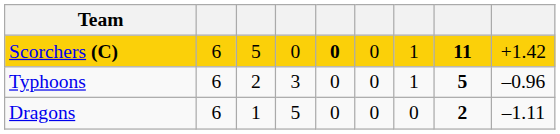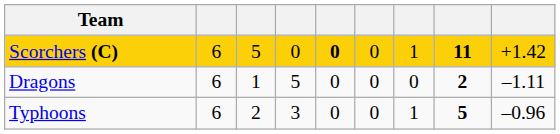rows swapped: (47, 81) <-> (42, 112)
